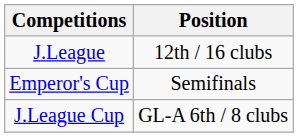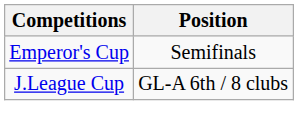- row: (69, 52)
